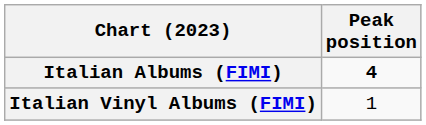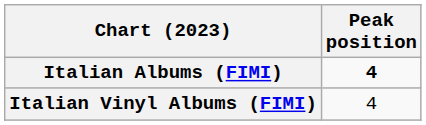(371, 104) 1 -> (371, 104) 4
